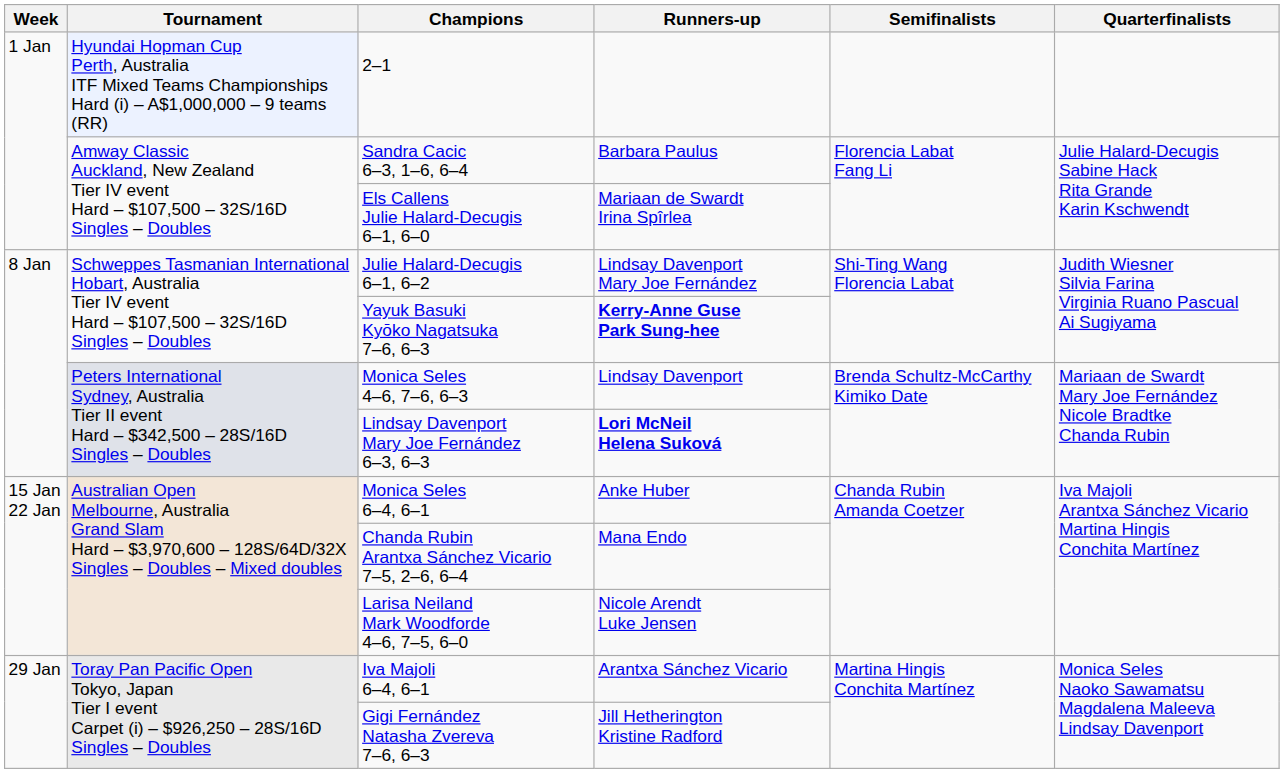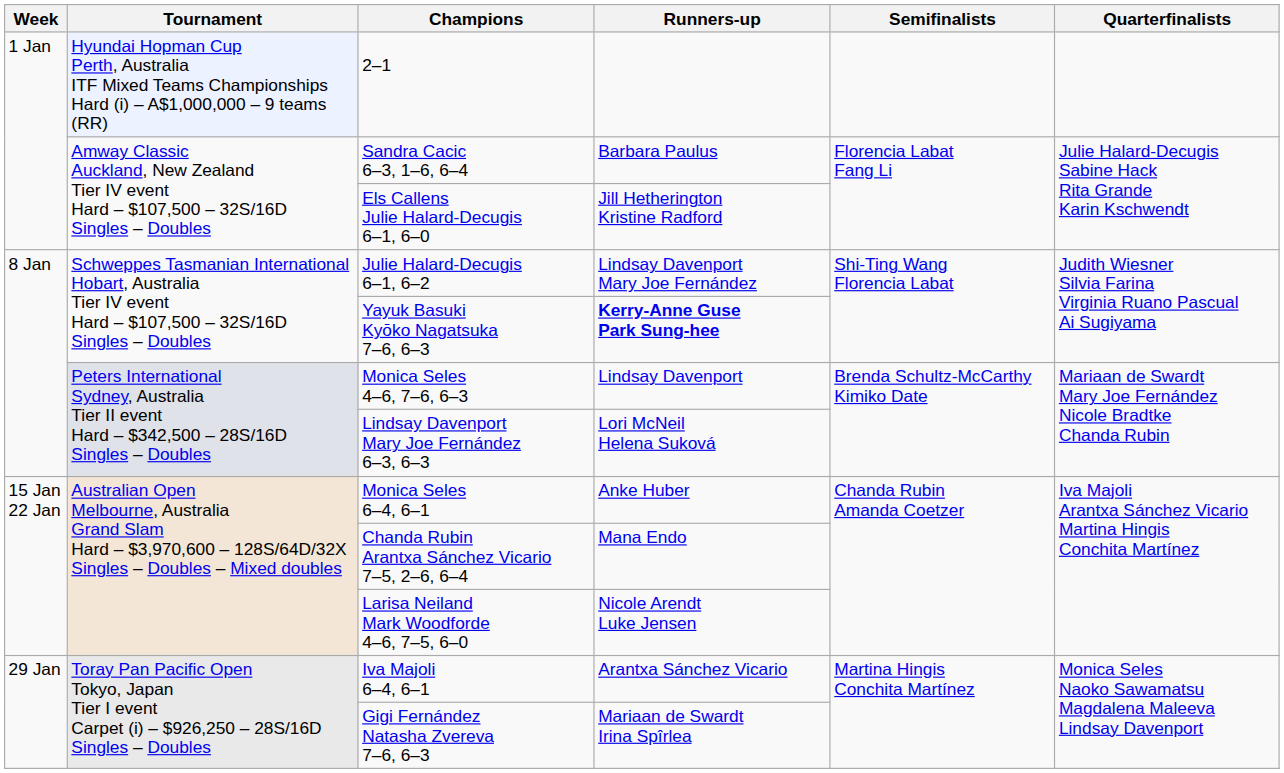(671, 207) Mariaan de Swardt Irina Spîrlea -> (660, 207) Jill Hetherington Kristine Radford
(660, 433) bold -> (657, 433) normal
(660, 726) Jill Hetherington Kristine Radford -> (671, 726) Mariaan de Swardt Irina Spîrlea
